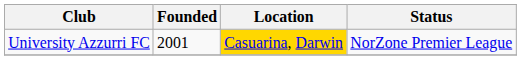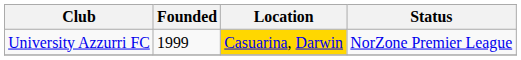(173, 42) 2001 -> (173, 42) 1999
